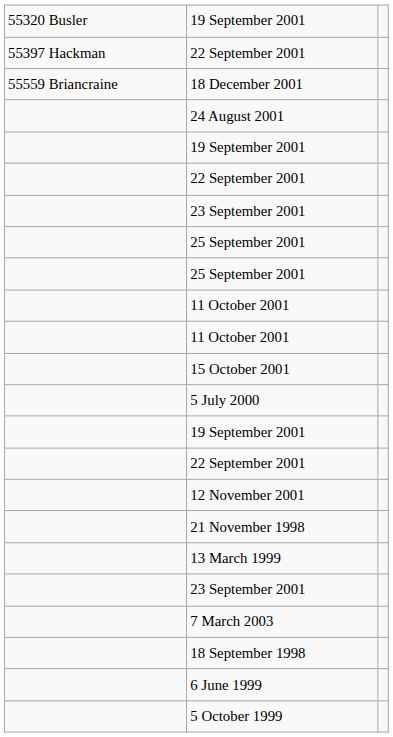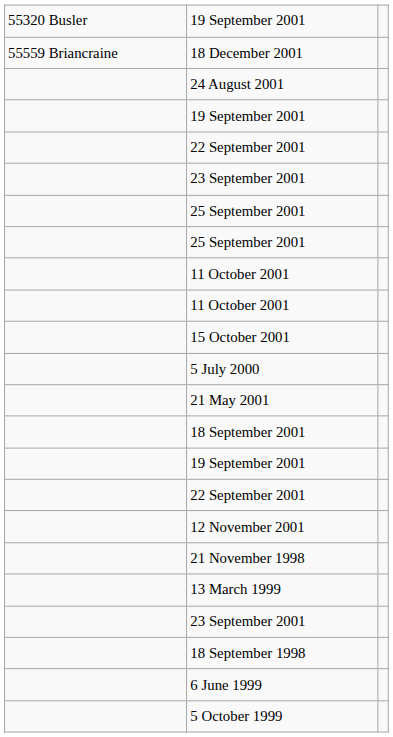- row: (57, 52)
+ row: (96, 400)
+ row: (96, 432)
- row: (96, 622)
